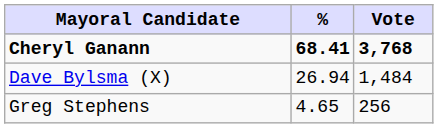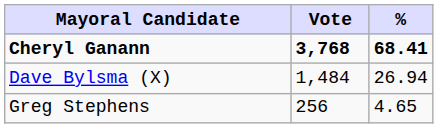columns swapped: (393, 19) <-> (323, 19)
